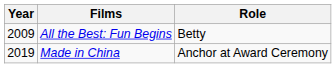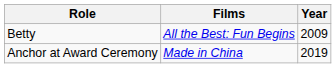columns swapped: (21, 14) <-> (253, 14)
